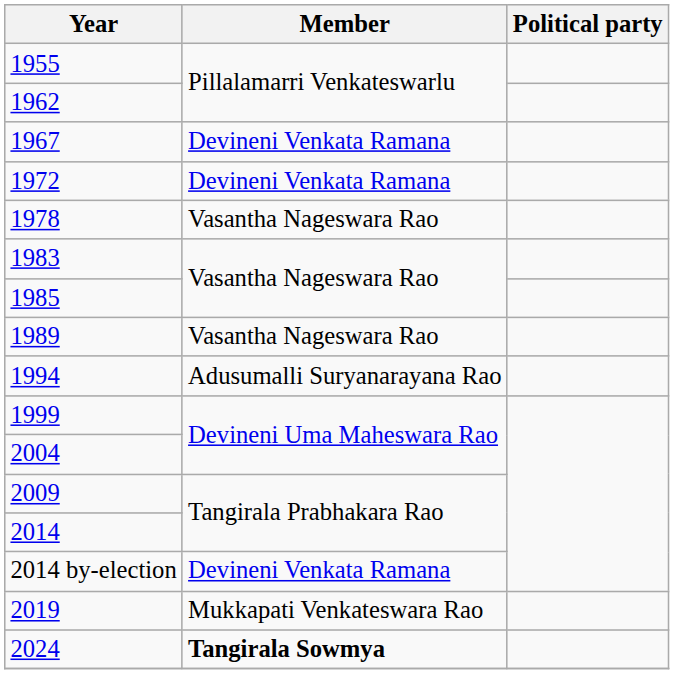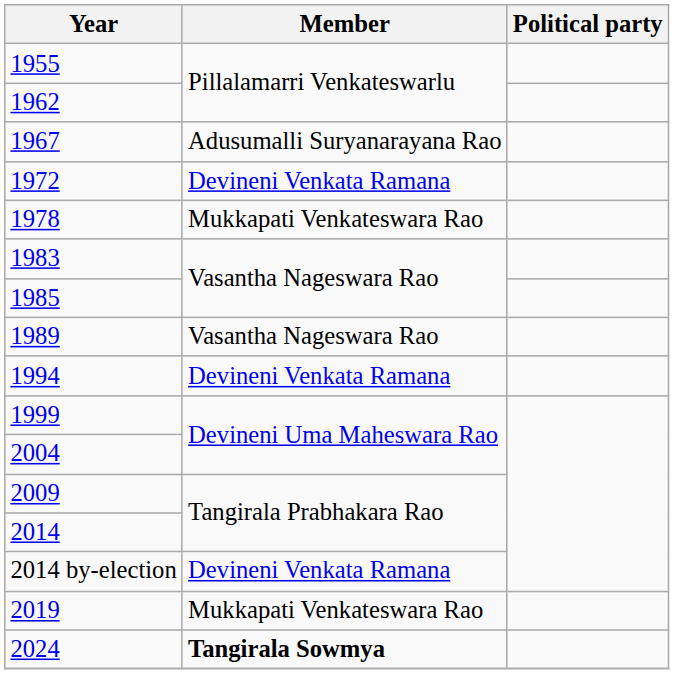(319, 141) Devineni Venkata Ramana -> (345, 141) Adusumalli Suryanarayana Rao
(313, 219) Vasantha Nageswara Rao -> (336, 219) Mukkapati Venkateswara Rao
(345, 375) Adusumalli Suryanarayana Rao -> (319, 375) Devineni Venkata Ramana
